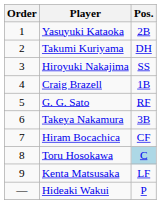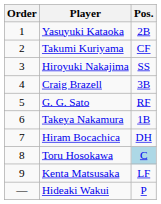(144, 48) DH -> (144, 48) CF
(144, 84) 1B -> (144, 84) 3B
(144, 119) 3B -> (144, 119) 1B
(144, 137) CF -> (144, 137) DH
